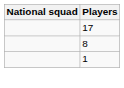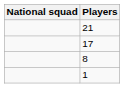+ row: (88, 28)
